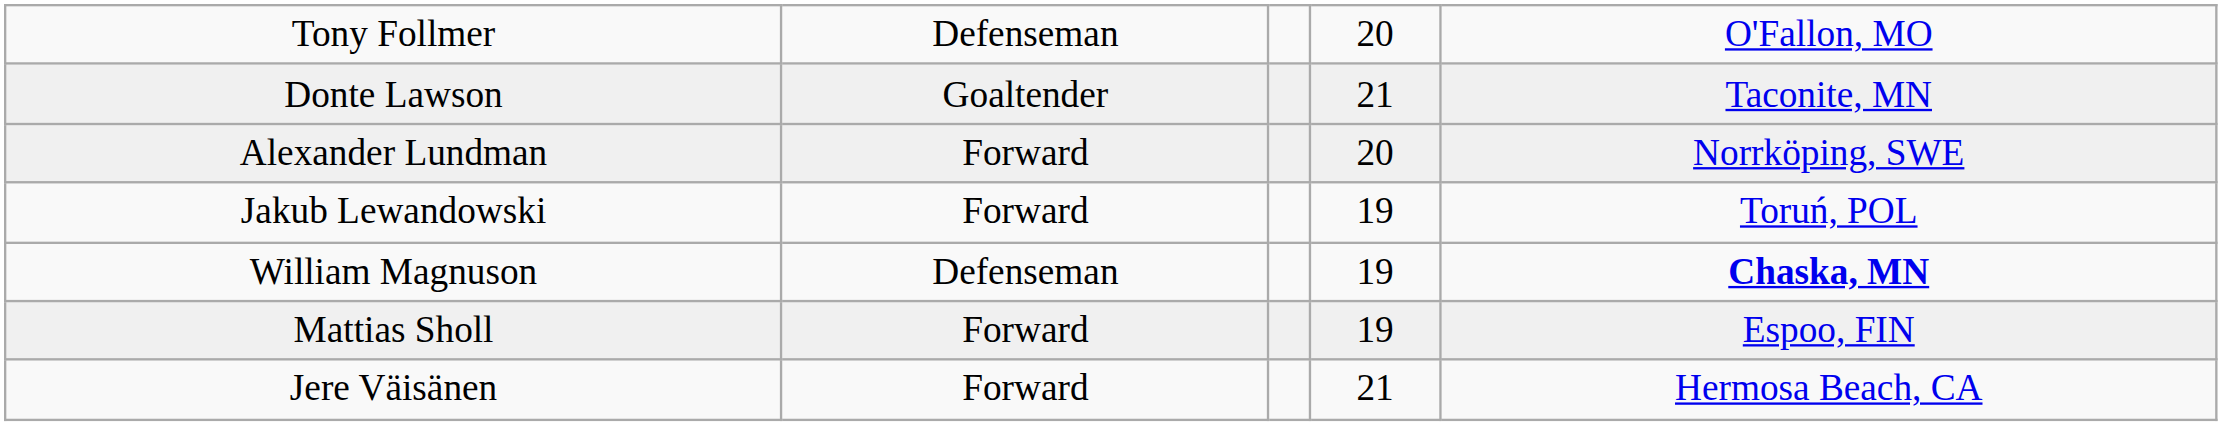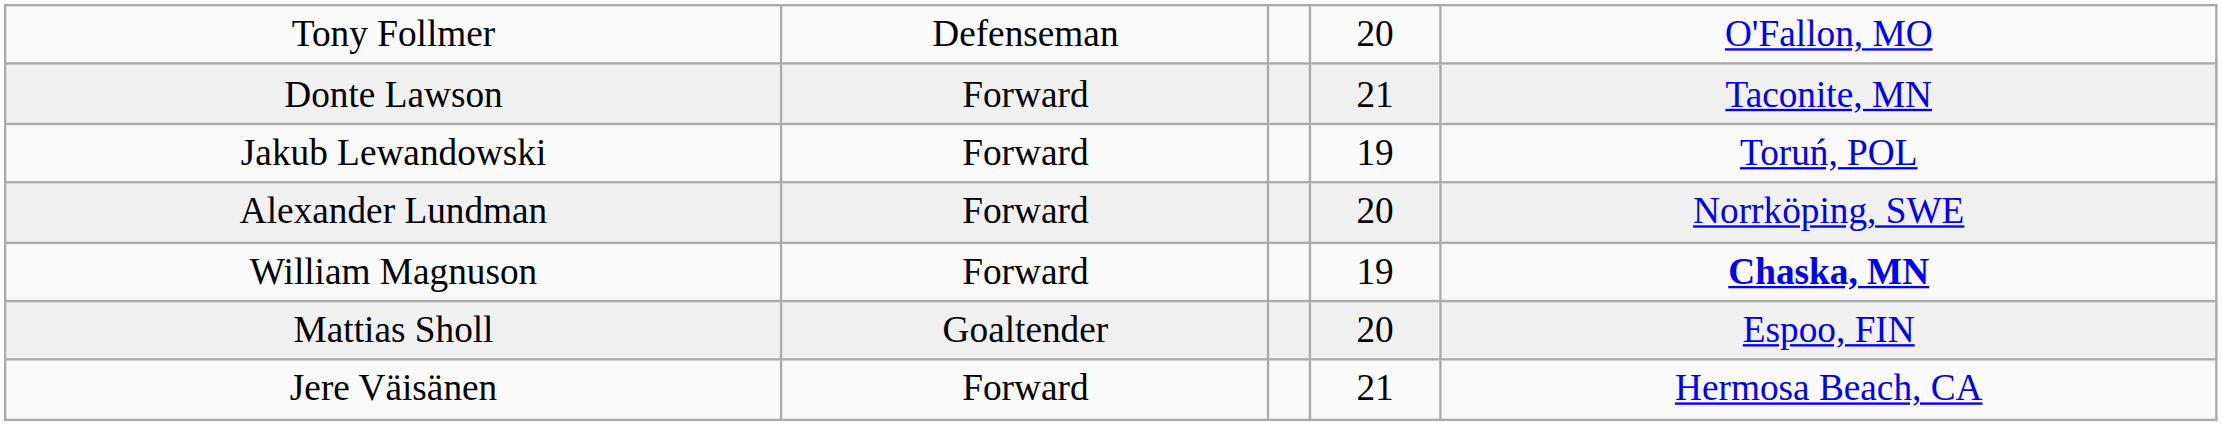(1025, 93) Goaltender -> (1025, 93) Forward
rows swapped: (394, 211) <-> (394, 152)
(1025, 270) Defenseman -> (1025, 270) Forward
(1025, 329) Forward -> (1025, 329) Goaltender
(1375, 329) 19 -> (1375, 329) 20
